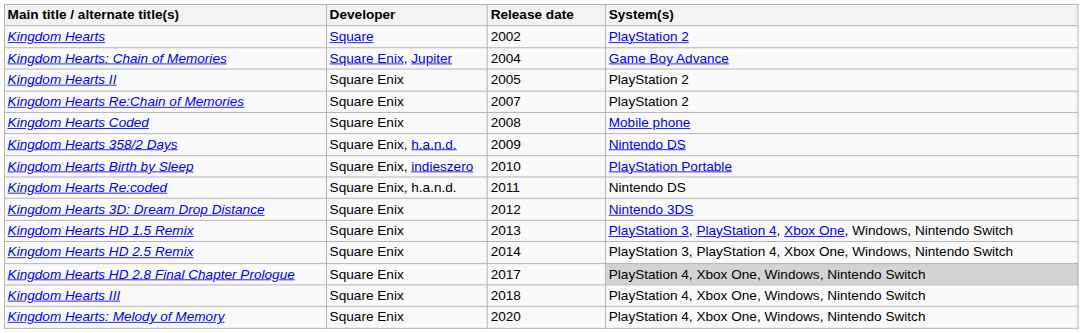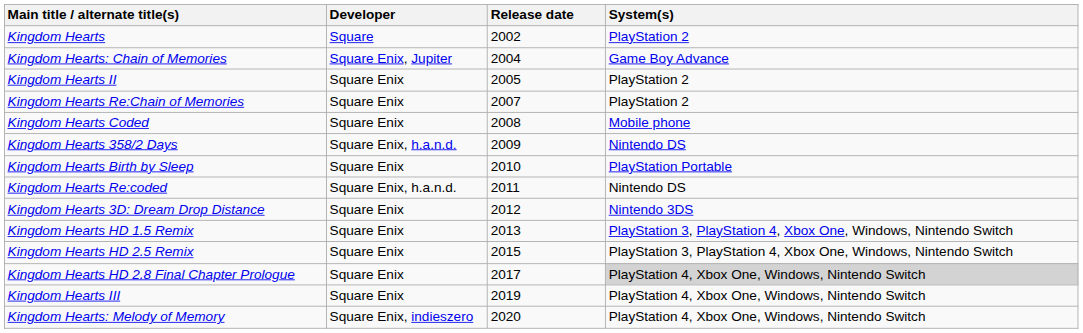(401, 166) Square Enix, indieszero -> (367, 166) Square Enix
(506, 252) 2014 -> (506, 252) 2015
(506, 295) 2018 -> (506, 295) 2019
(367, 317) Square Enix -> (401, 317) Square Enix, indieszero
